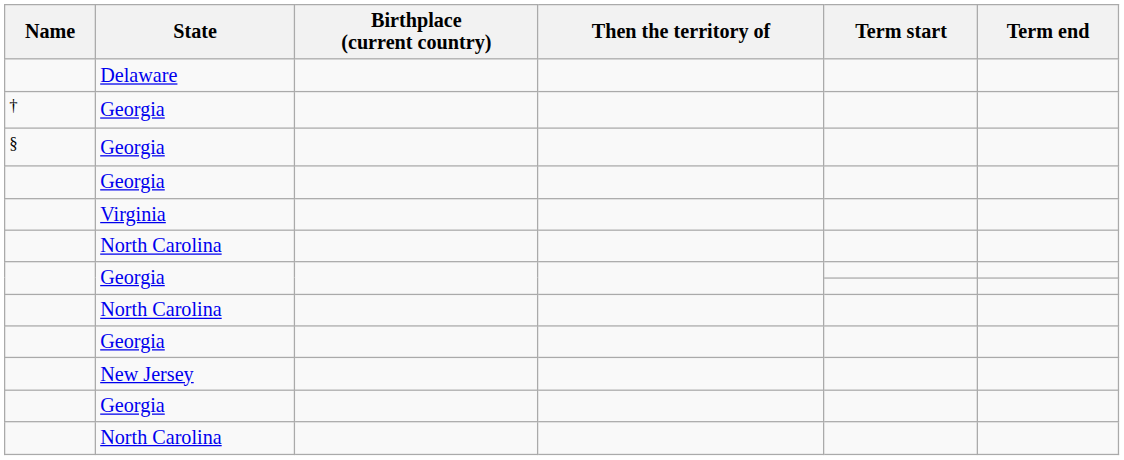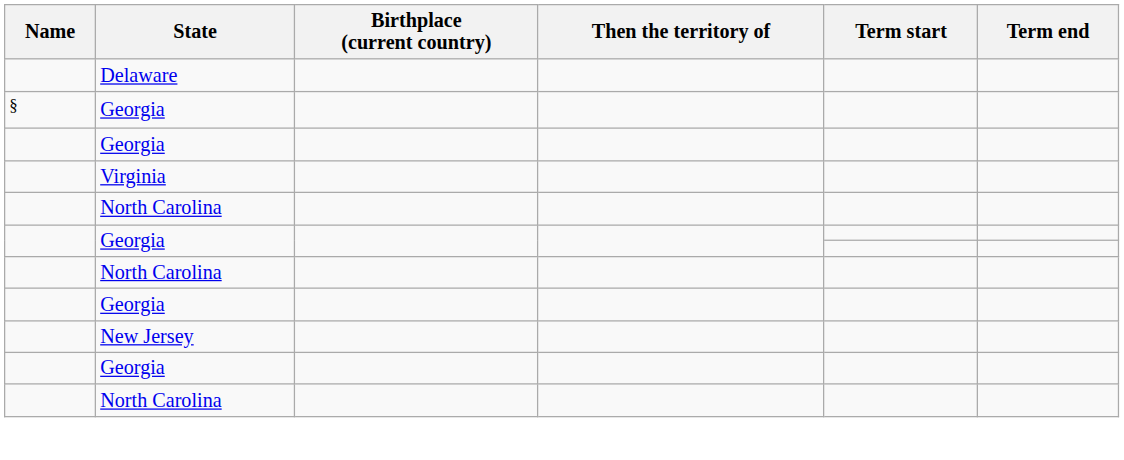- row: (13, 105)
